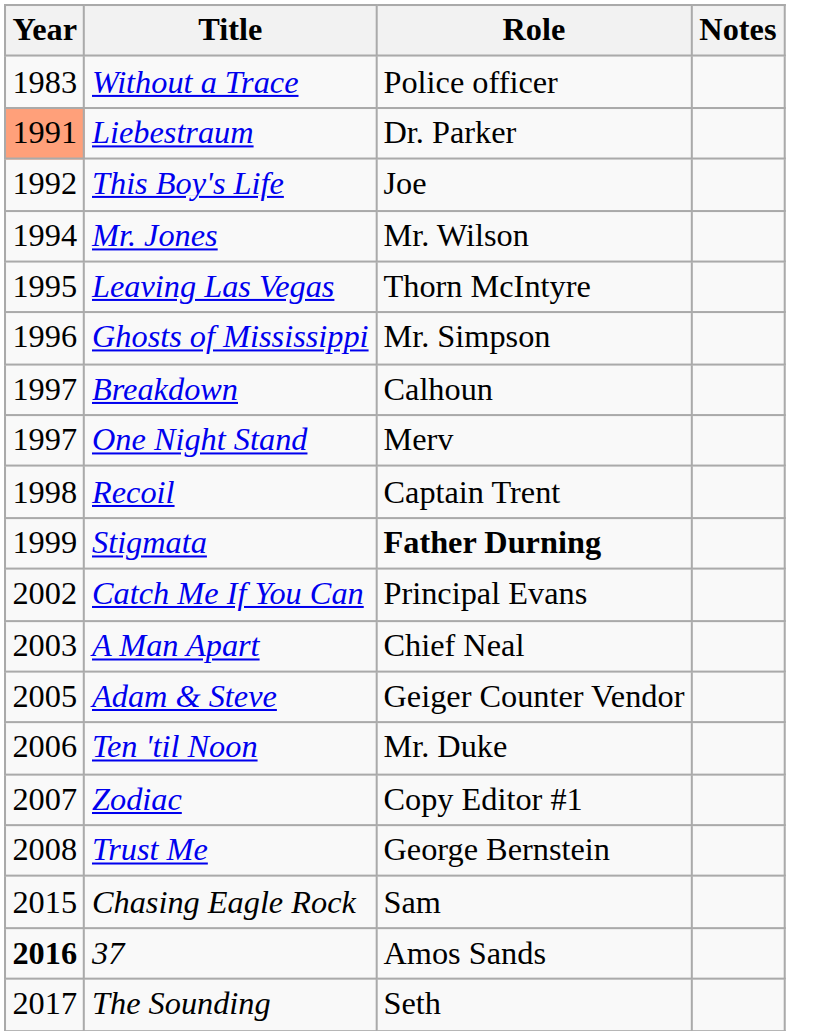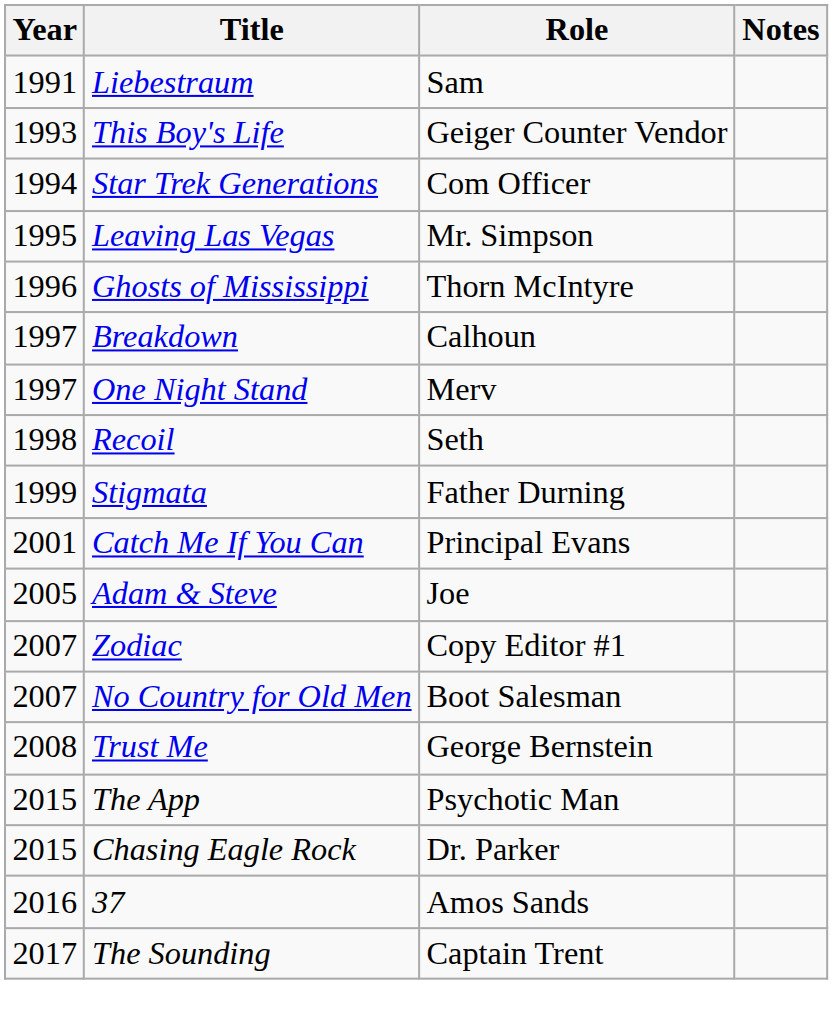- row: (195, 81)
(45, 132) lightsalmon background -> (45, 81) no background
(450, 132) Dr. Parker -> (455, 81) Sam
(45, 183) 1992 -> (45, 132) 1993
(405, 183) Joe -> (577, 132) Geiger Counter Vendor
- row: (155, 235)
+ row: (235, 183)
(487, 286) Thorn McIntyre -> (510, 235) Mr. Simpson
(467, 337) Mr. Simpson -> (530, 286) Thorn McIntyre
(472, 491) Captain Trent -> (455, 440) Seth
(492, 542) bold -> (526, 491) normal
(45, 593) 2002 -> (45, 542) 2001
- row: (176, 645)
(534, 696) Geiger Counter Vendor -> (448, 593) Joe
- row: (175, 747)
+ row: (252, 696)
+ row: (146, 798)
(412, 901) Sam -> (493, 850) Dr. Parker
(45, 952) bold -> (45, 901) normal
(412, 1004) Seth -> (515, 952) Captain Trent
